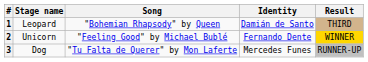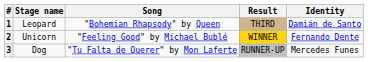columns swapped: (277, 11) <-> (339, 11)
